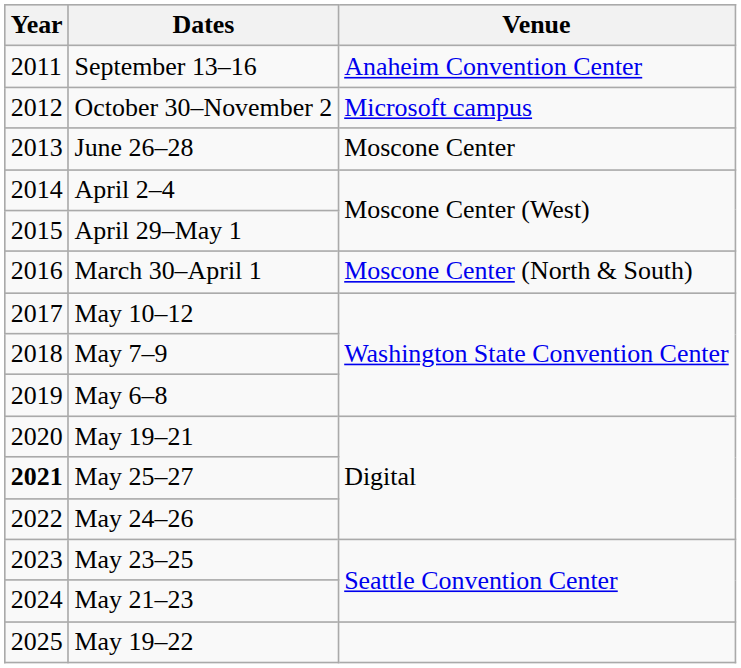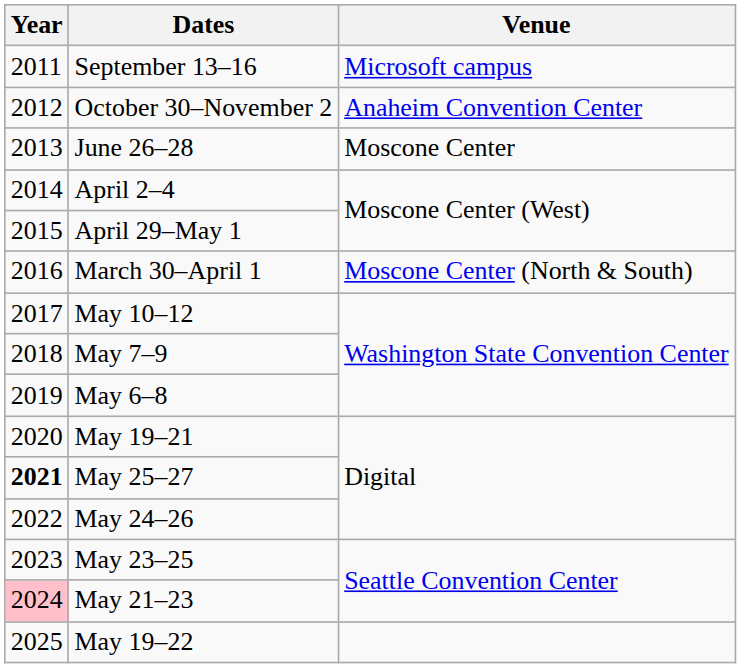(493, 66) Anaheim Convention Center -> (438, 66) Microsoft campus
(438, 107) Microsoft campus -> (493, 107) Anaheim Convention Center
(37, 600) no background -> (37, 600) pink background
